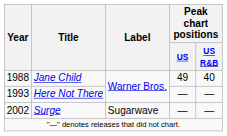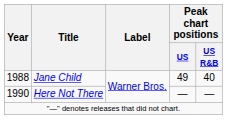(18, 94) 1993 -> (18, 94) 1990
- row: (47, 110)
